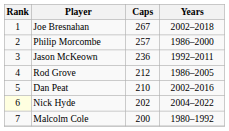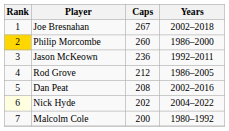(18, 42) no background -> (18, 42) gold background
(143, 42) 257 -> (143, 42) 260
(143, 88) 210 -> (143, 88) 208
